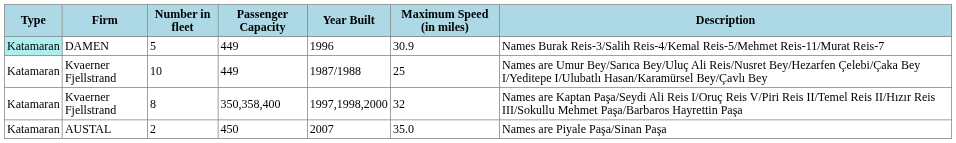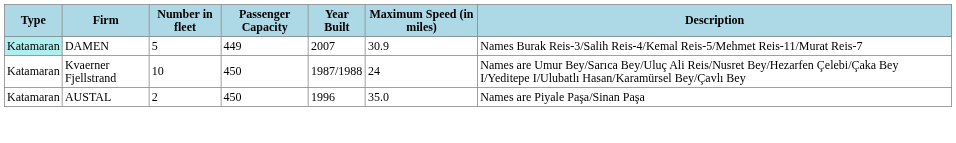(322, 46) 1996 -> (323, 46) 2007
(229, 71) 449 -> (233, 71) 450
(399, 71) 25 -> (374, 71) 24
- row: (153, 103)
(322, 129) 2007 -> (323, 97) 1996
